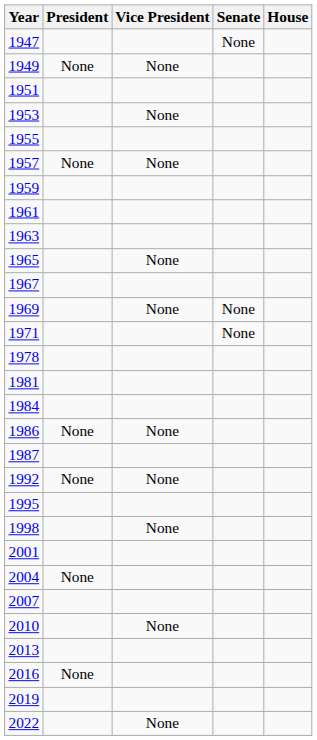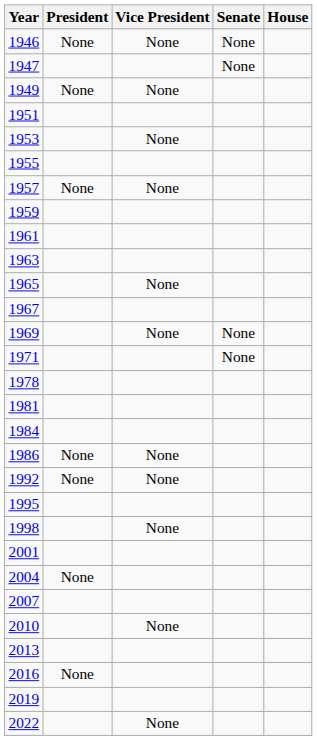+ row: (24, 41)
- row: (24, 455)
